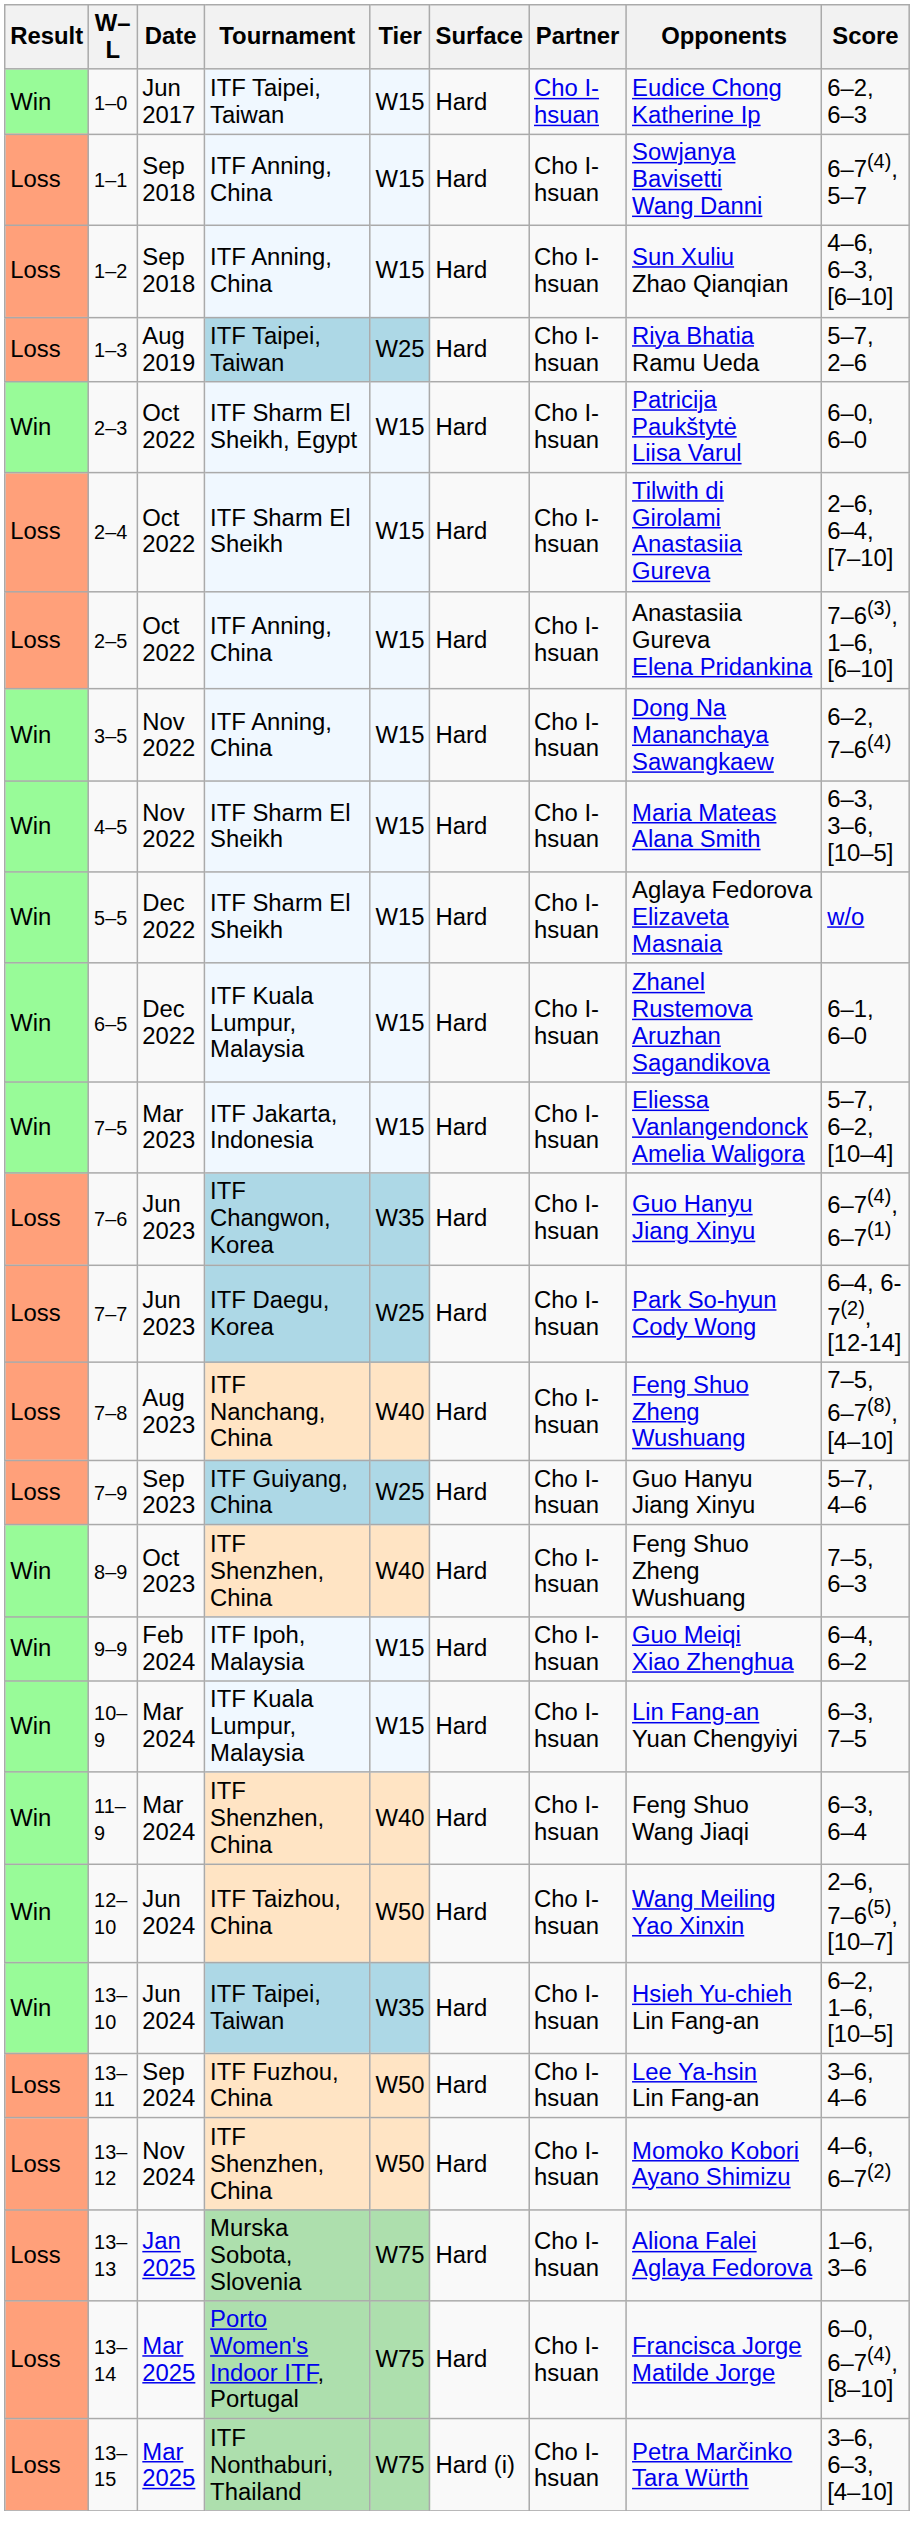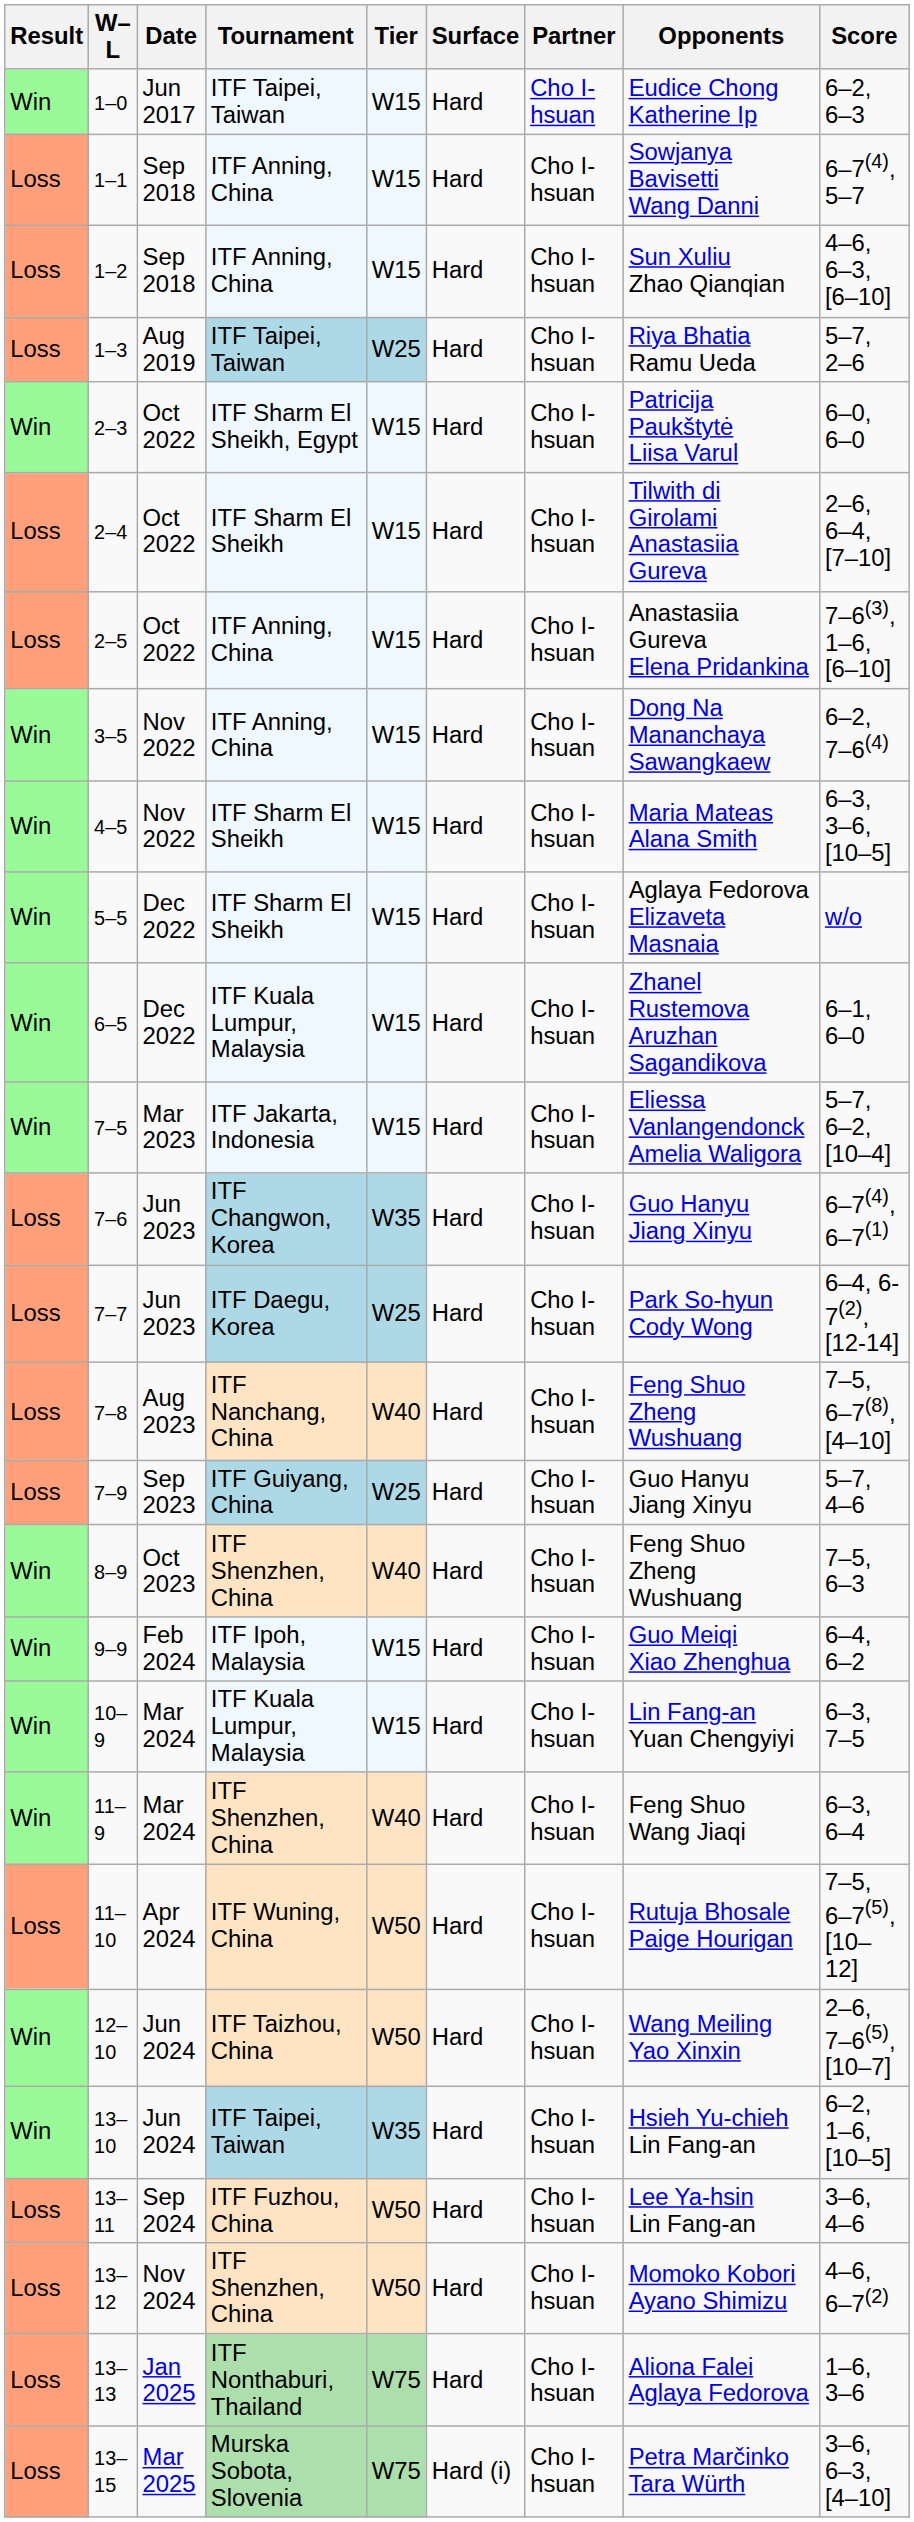+ row: (110, 1927)
(256, 2254) Murska Sobota, Slovenia -> (272, 2379) ITF Nonthaburi, Thailand
- row: (111, 2361)
(272, 2464) ITF Nonthaburi, Thailand -> (257, 2471) Murska Sobota, Slovenia
